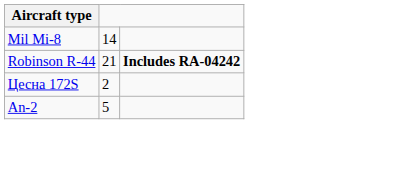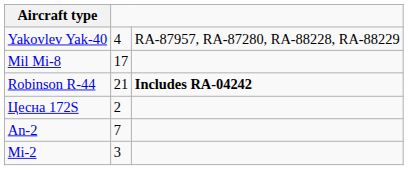+ row: (57, 38)
(109, 38) 14 -> (121, 61) 17
(106, 107) 5 -> (117, 130) 7
+ row: (22, 152)
